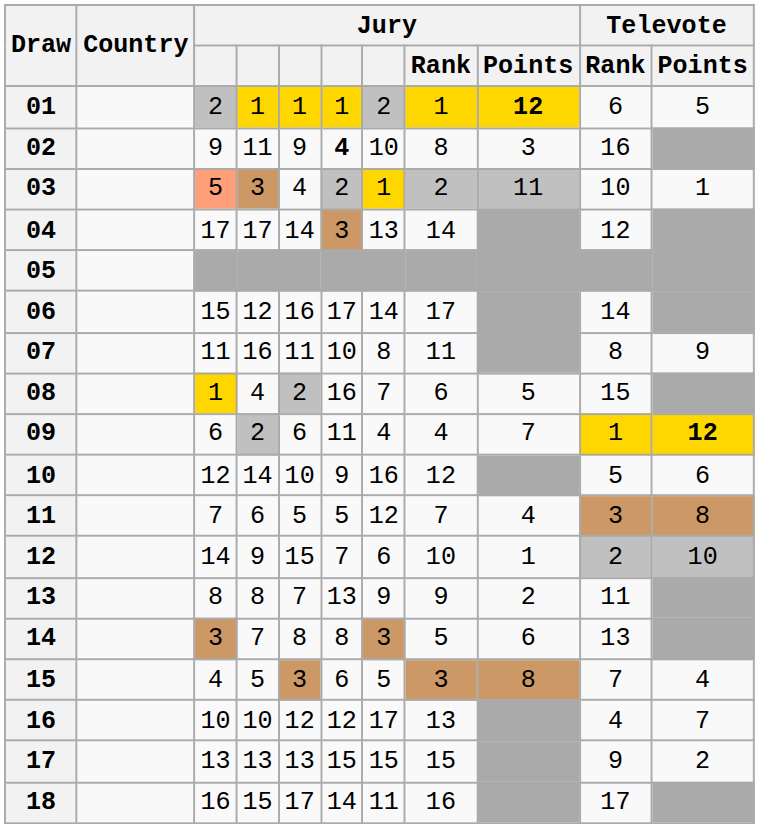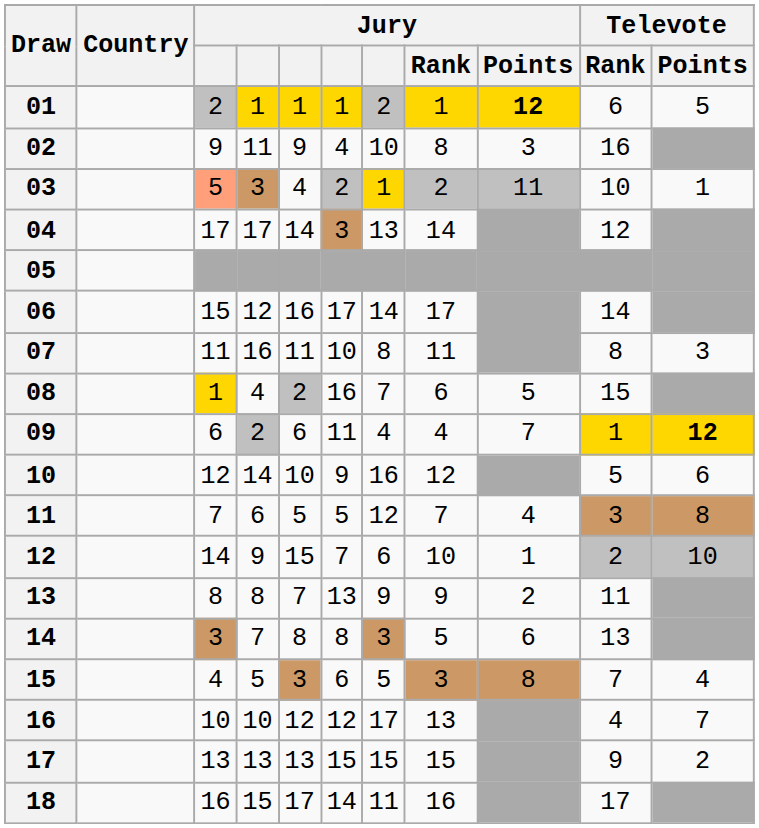(342, 148) bold -> (342, 148) normal
(703, 353) 9 -> (703, 353) 3
